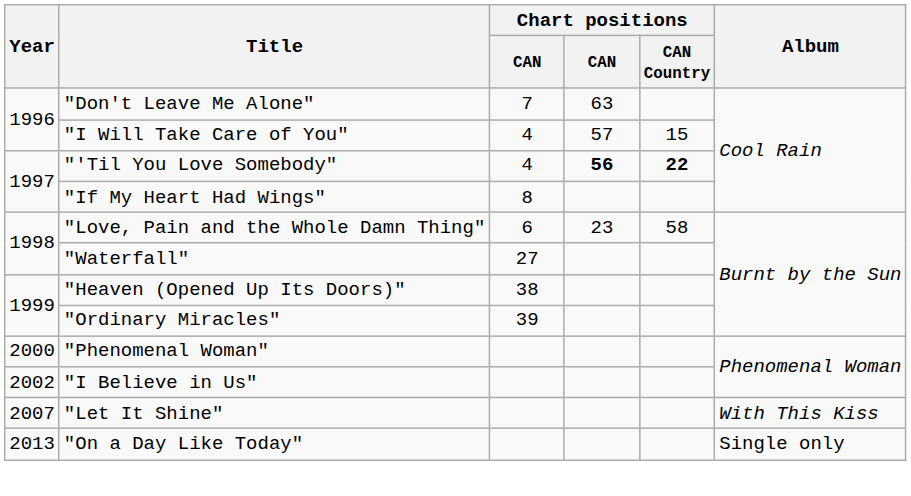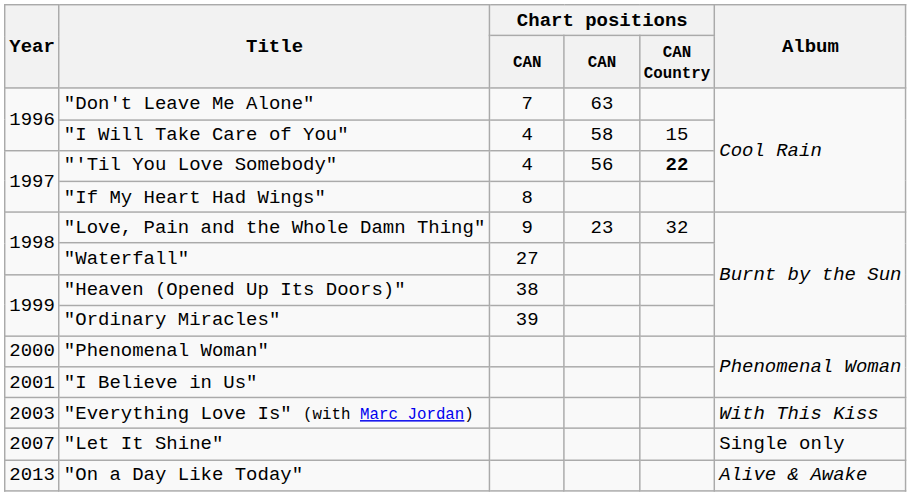(602, 135) 57 -> (602, 135) 58
(602, 166) bold -> (602, 166) normal
(527, 228) 6 -> (527, 228) 9
(677, 228) 58 -> (677, 228) 32
(32, 382) 2002 -> (32, 382) 2001
+ row: (269, 413)
(799, 413) With This Kiss -> (782, 444) Single only
(782, 444) Single only -> (793, 475) Alive & Awake
